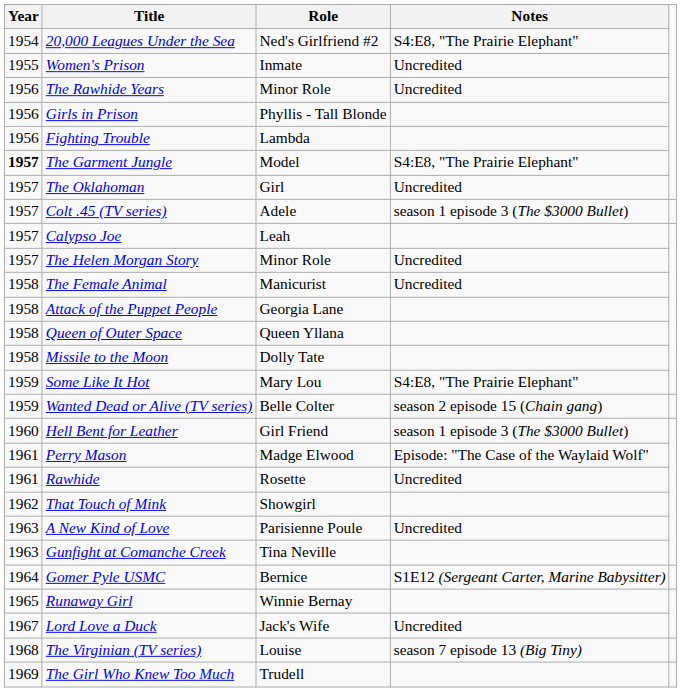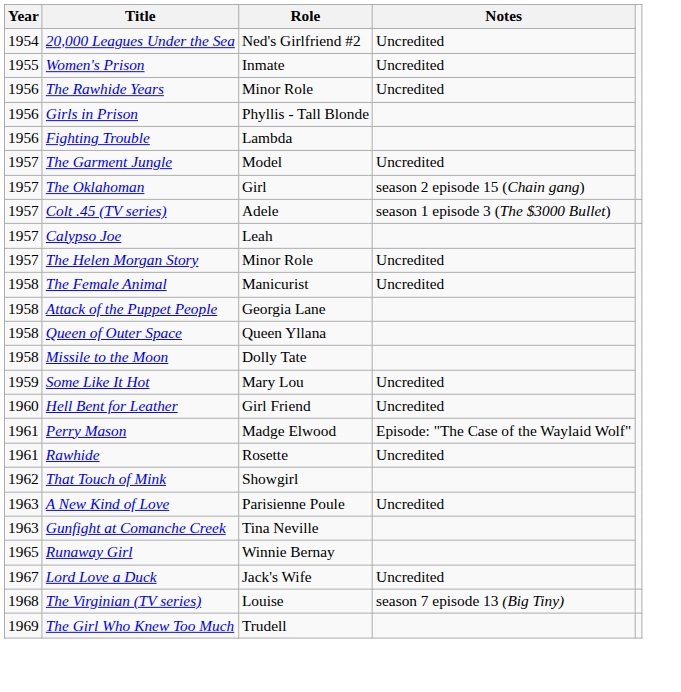(486, 41) S4:E8, "The Prairie Elephant" -> (410, 41) Uncredited
(23, 162) bold -> (23, 162) normal
(486, 162) S4:E8, "The Prairie Elephant" -> (410, 162) Uncredited
(428, 187) Uncredited -> (480, 187) season 2 episode 15 (Chain gang)
(486, 382) S4:E8, "The Prairie Elephant" -> (410, 382) Uncredited
- row: (149, 406)
(511, 430) season 1 episode 3 (The $3000 Bullet) -> (410, 406) Uncredited
- row: (106, 576)
